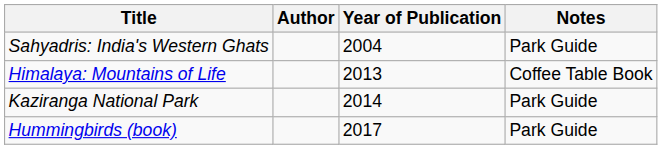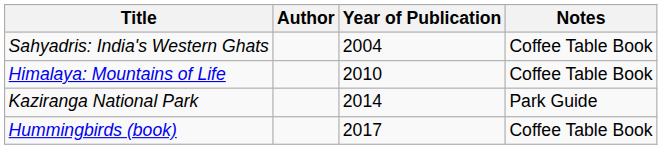(553, 46) Park Guide -> (581, 46) Coffee Table Book
(362, 74) 2013 -> (362, 74) 2010
(553, 130) Park Guide -> (581, 130) Coffee Table Book
